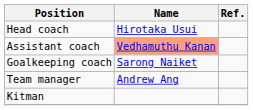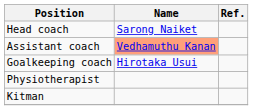(157, 30) Hirotaka Usui -> (157, 30) Sarong Naiket
(157, 63) Sarong Naiket -> (157, 63) Hirotaka Usui
- row: (44, 80)
+ row: (53, 80)
